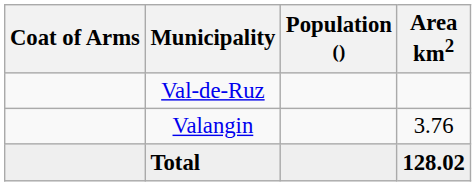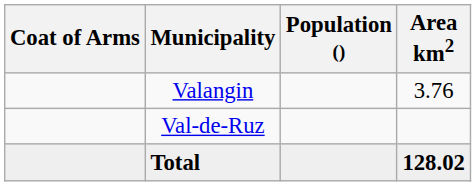rows swapped: (213, 126) <-> (213, 90)
